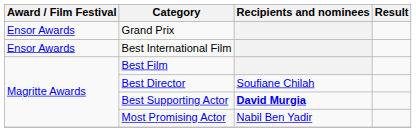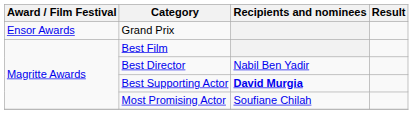- row: (177, 48)
(276, 83) Soufiane Chilah -> (271, 65) Nabil Ben Yadir
(274, 118) Nabil Ben Yadir -> (272, 100) Soufiane Chilah
